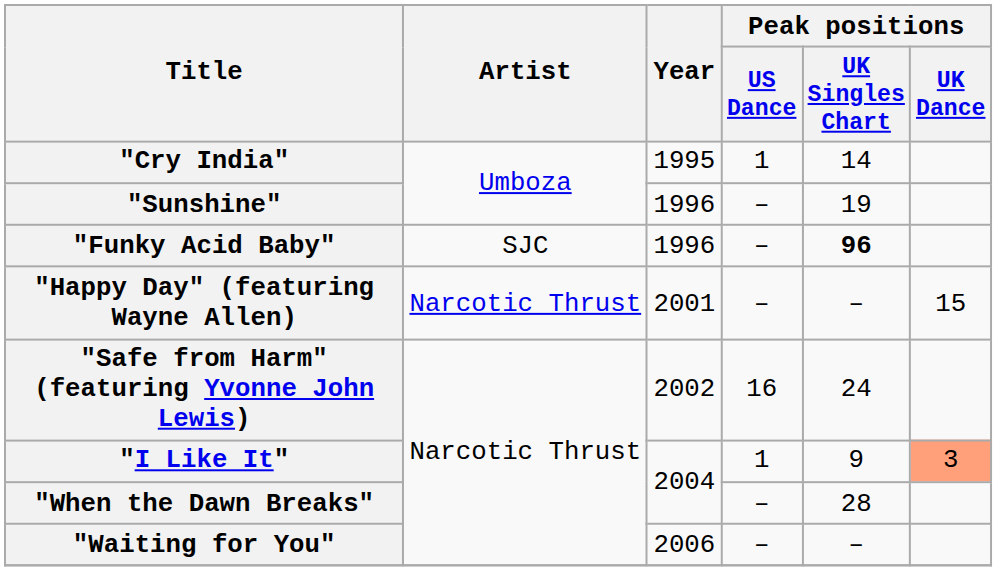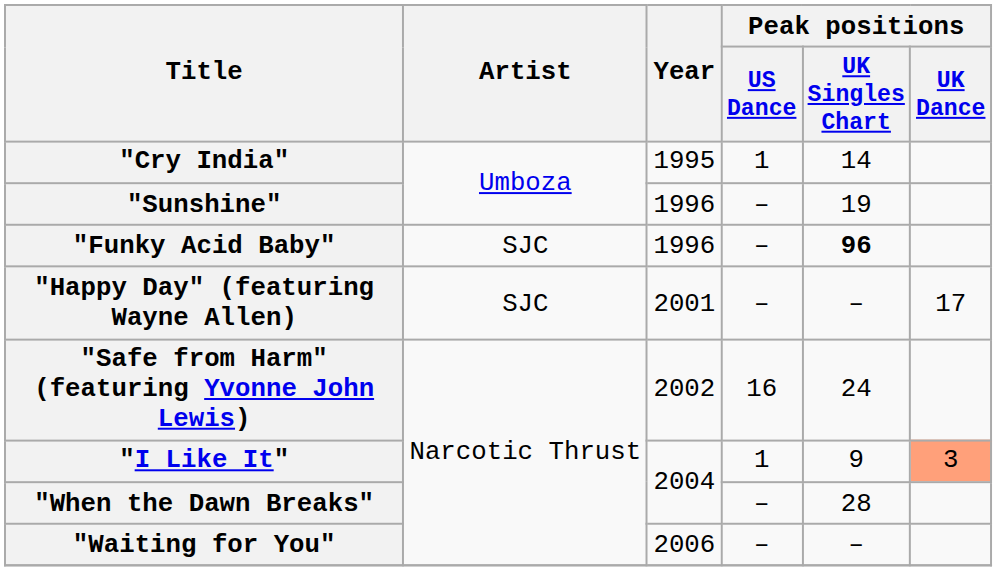(525, 303) Narcotic Thrust -> (525, 303) SJC
(951, 303) 15 -> (951, 303) 17
